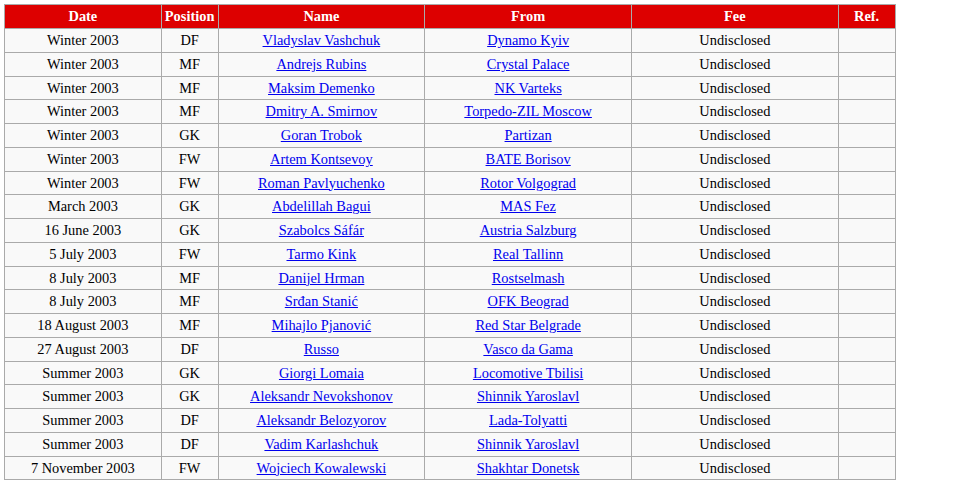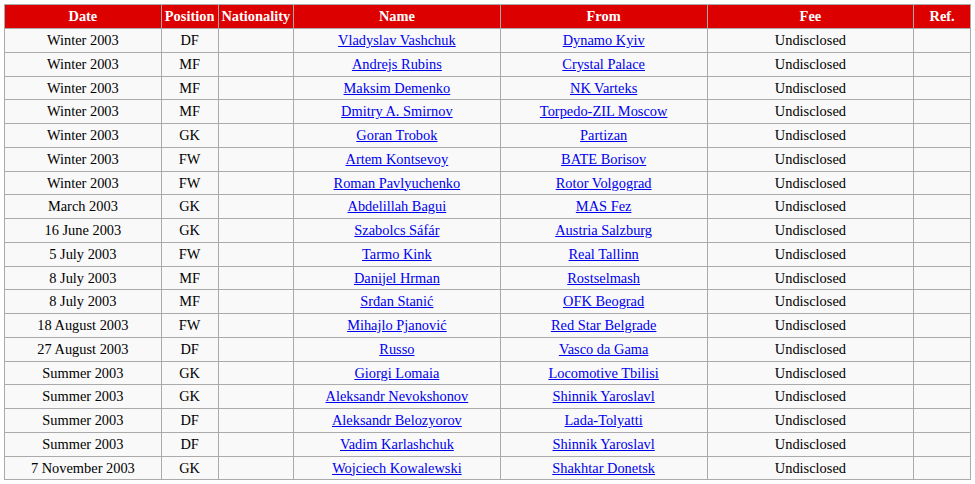+ column: (256, 16)
(190, 325) MF -> (190, 325) FW
(190, 468) FW -> (190, 468) GK
